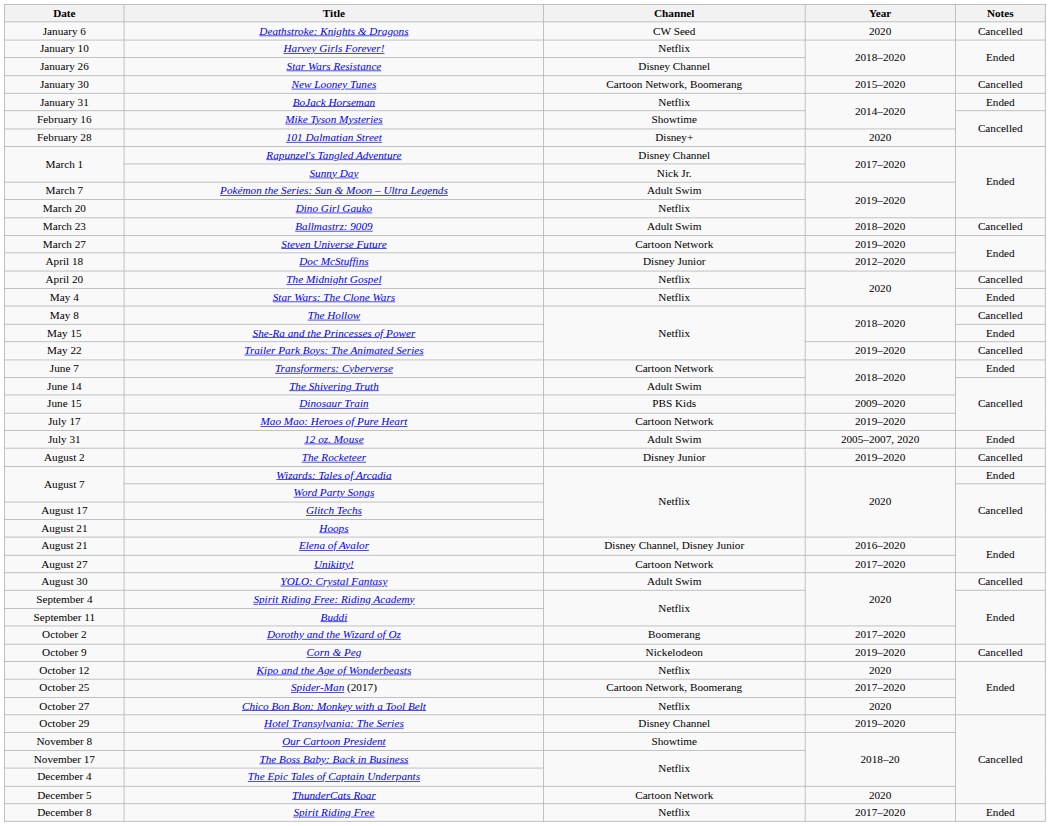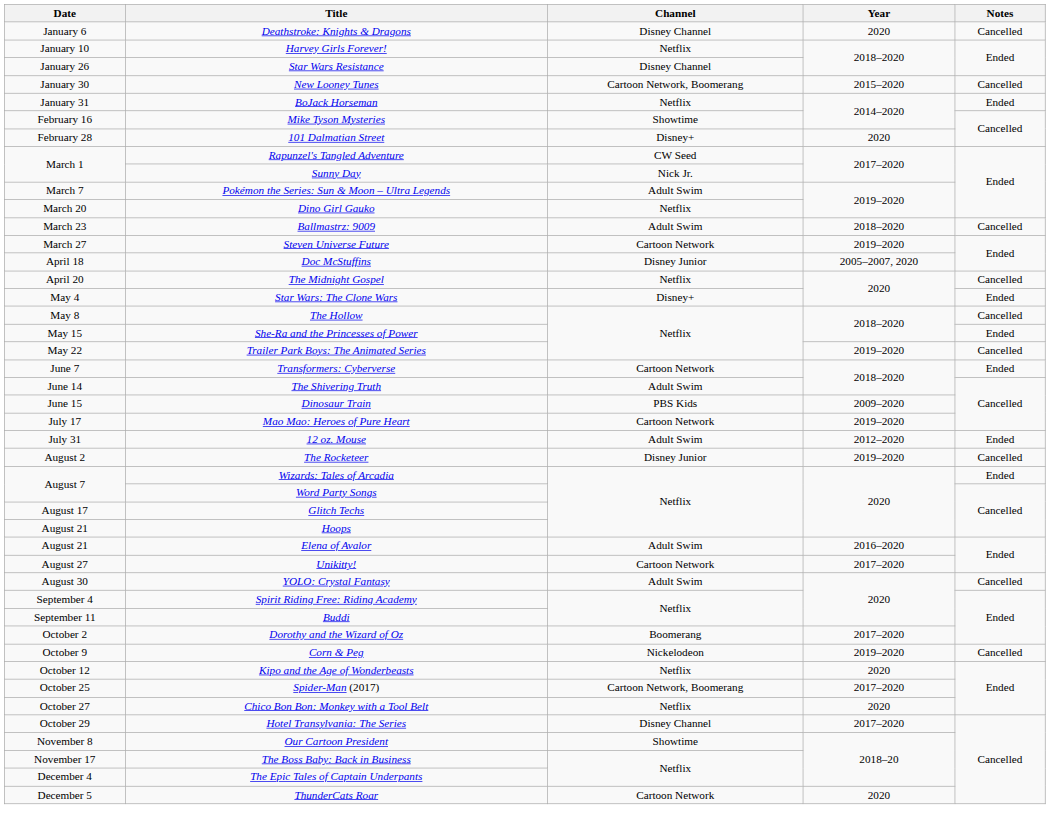(674, 31) CW Seed -> (675, 31) Disney Channel
(674, 155) Disney Channel -> (675, 155) CW Seed
(880, 262) 2012–2020 -> (879, 262) 2005–2007, 2020
(674, 297) Netflix -> (675, 297) Disney+
(880, 439) 2005–2007, 2020 -> (879, 439) 2012–2020
(674, 546) Disney Channel, Disney Junior -> (675, 546) Adult Swim
(880, 723) 2019–2020 -> (879, 723) 2017–2020
- row: (334, 812)
